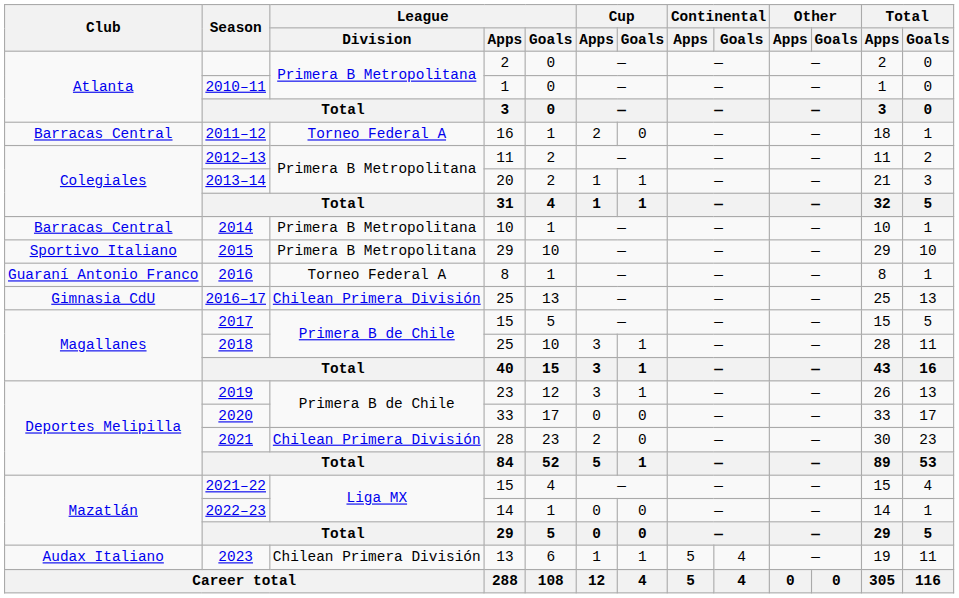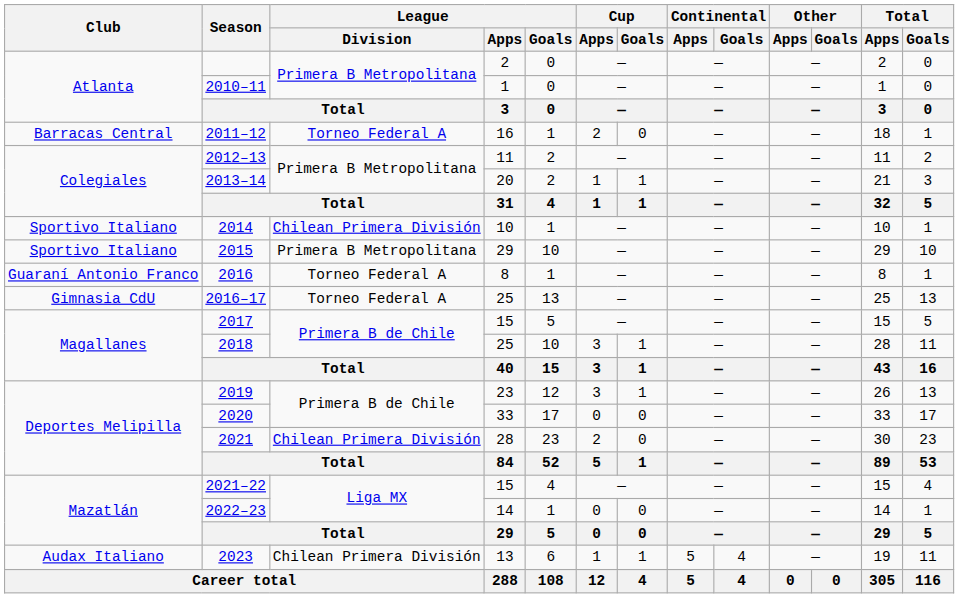(103, 228) Barracas Central -> (103, 228) Sportivo Italiano
(377, 228) Primera B Metropolitana -> (377, 228) Chilean Primera División
(377, 299) Chilean Primera División -> (377, 299) Torneo Federal A
